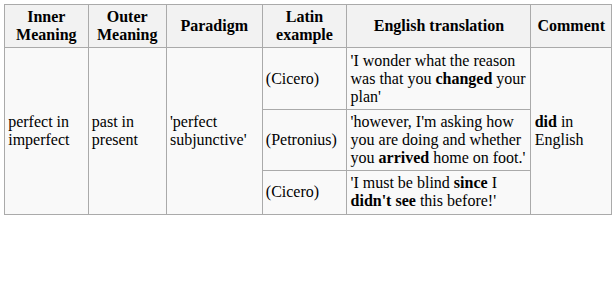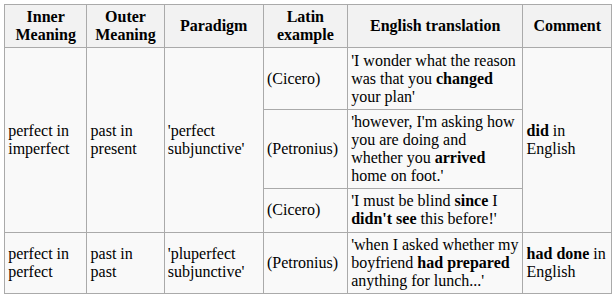+ row: (39, 262)
